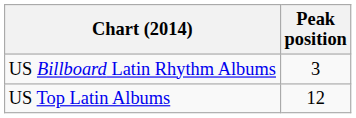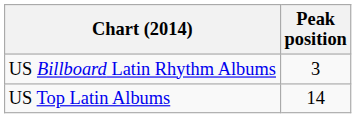(316, 98) 12 -> (316, 98) 14
